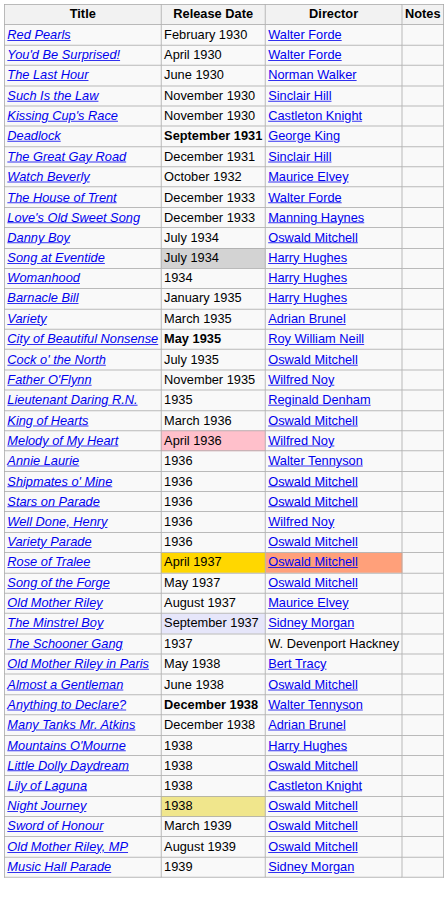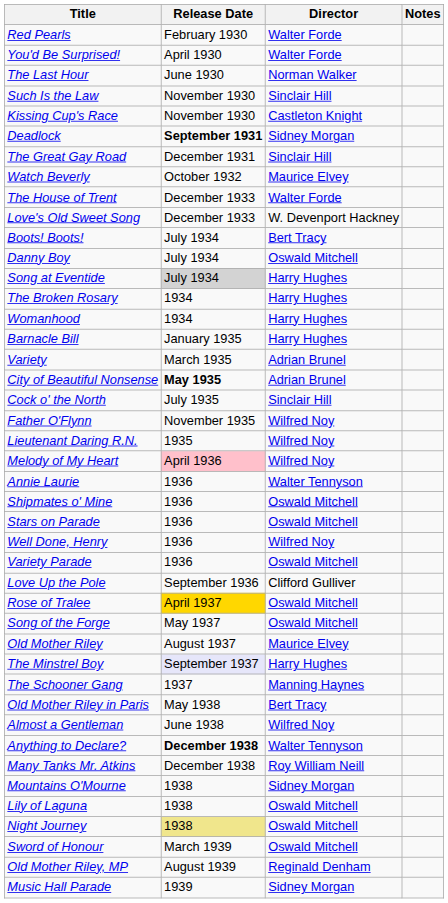(304, 136) George King -> (311, 136) Sidney Morgan
(316, 217) Manning Haynes -> (334, 217) W. Devenport Hackney
+ row: (45, 237)
+ row: (62, 298)
(316, 339) Roy William Neill -> (307, 380) Adrian Brunel
(313, 359) Oswald Mitchell -> (300, 400) Sinclair Hill
(319, 400) Reginald Denham -> (301, 440) Wilfred Noy
- row: (48, 420)
+ row: (56, 583)
(313, 562) lightsalmon background -> (313, 603) no background
(311, 623) Sidney Morgan -> (308, 664) Harry Hughes
(334, 643) W. Devenport Hackney -> (316, 684) Manning Haynes
(313, 684) Oswald Mitchell -> (301, 725) Wilfred Noy
(307, 725) Adrian Brunel -> (316, 765) Roy William Neill
(308, 745) Harry Hughes -> (311, 786) Sidney Morgan
- row: (68, 765)
(315, 786) Castleton Knight -> (313, 806) Oswald Mitchell
(313, 846) Oswald Mitchell -> (319, 867) Reginald Denham
